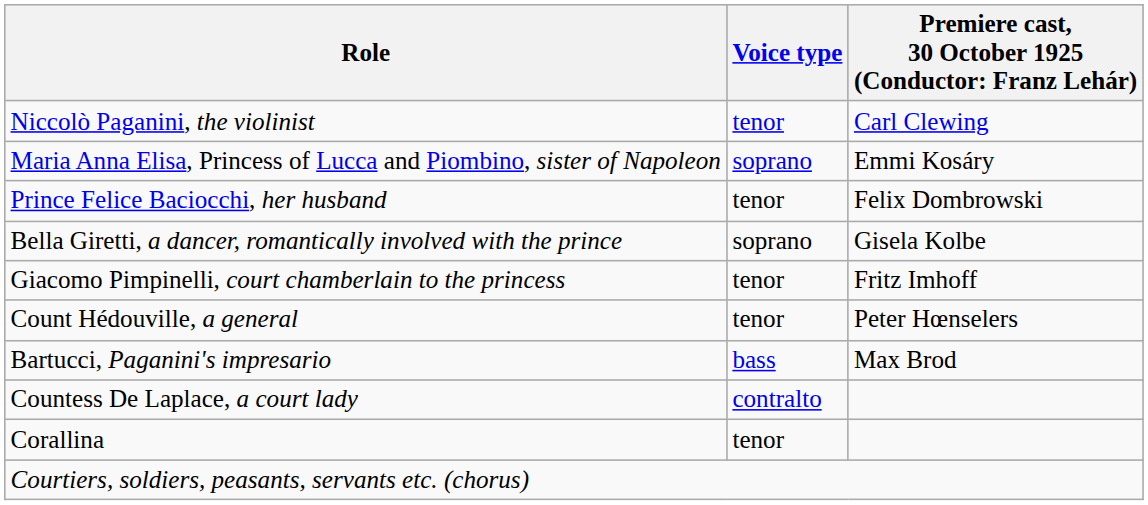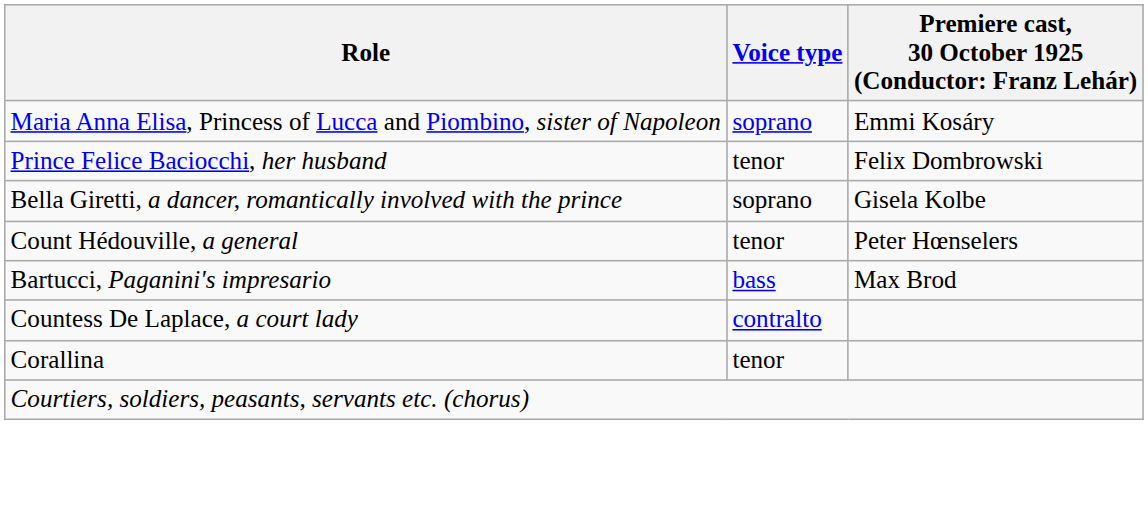- row: (163, 120)
- row: (288, 280)
